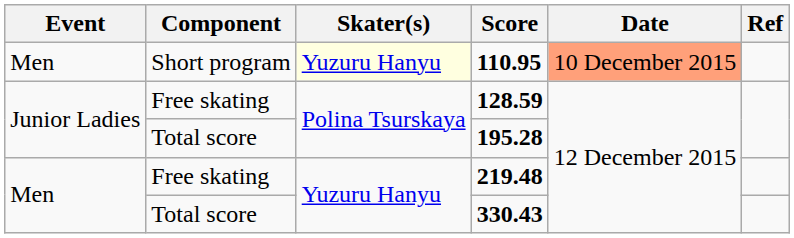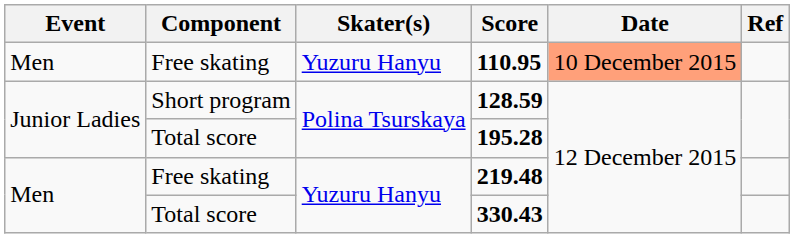(221, 61) Short program -> (210, 61) Free skating
(371, 61) lightyellow background -> (371, 61) no background
(210, 99) Free skating -> (221, 99) Short program
